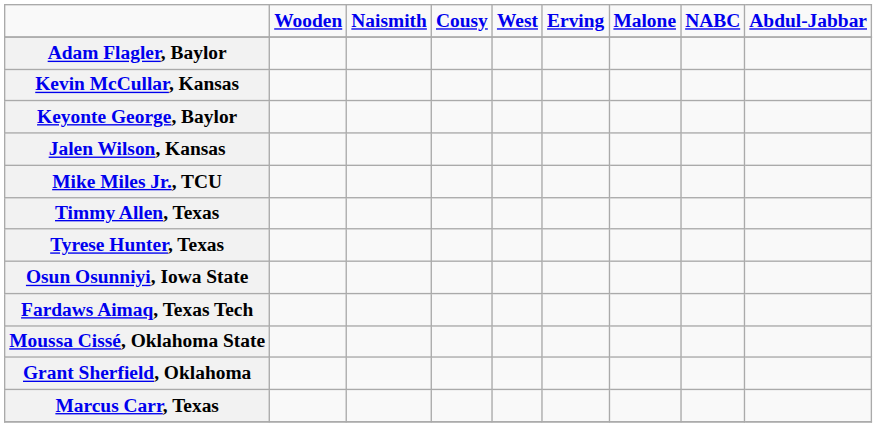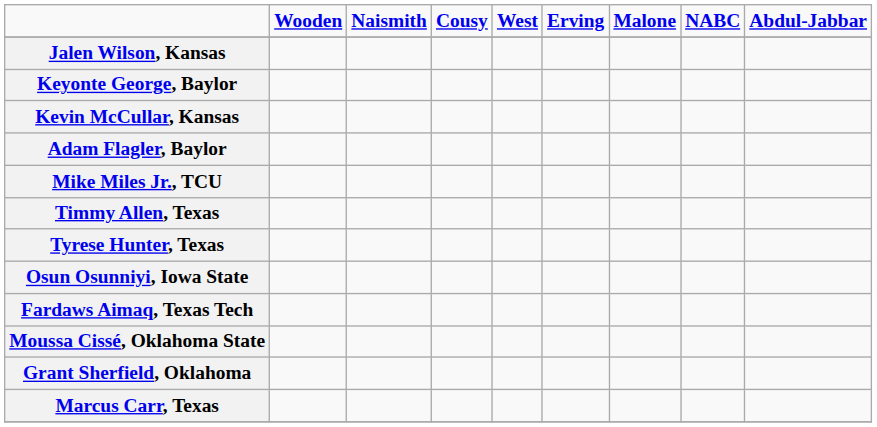rows swapped: (137, 52) <-> (137, 149)
rows swapped: (137, 117) <-> (137, 85)
